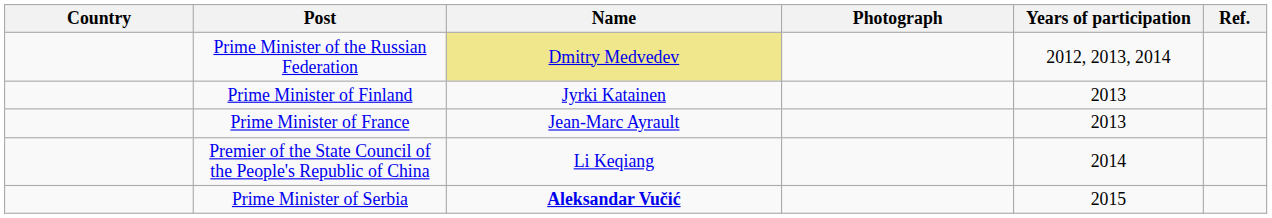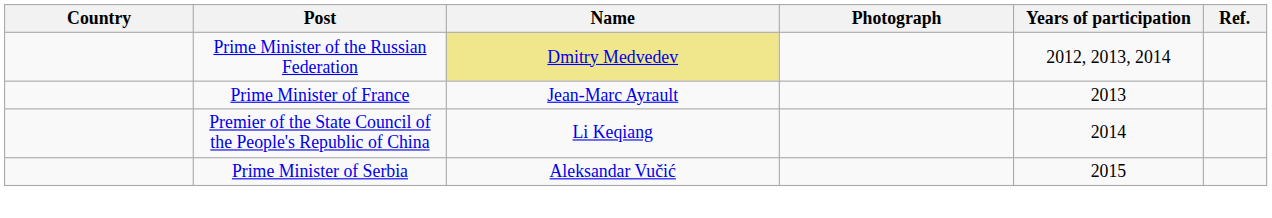- row: (320, 94)
(614, 199) bold -> (613, 171) normal
